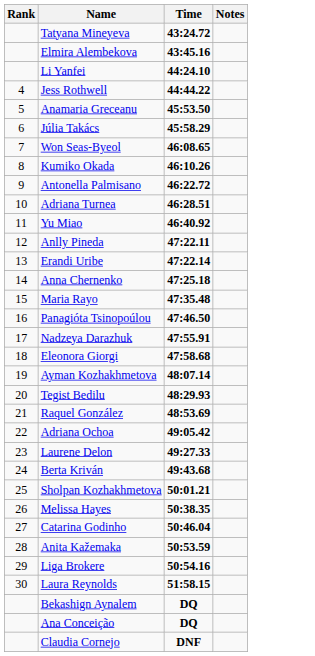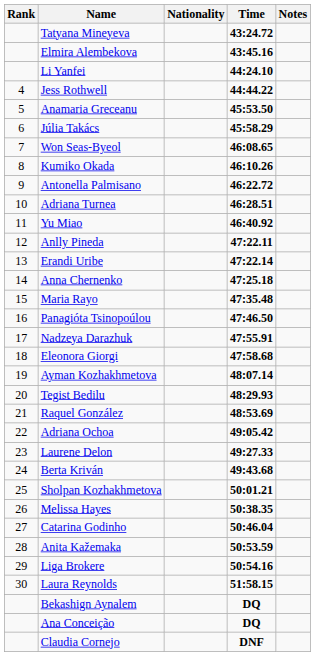+ column: (196, 14)
